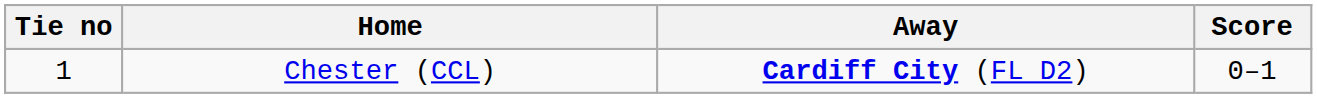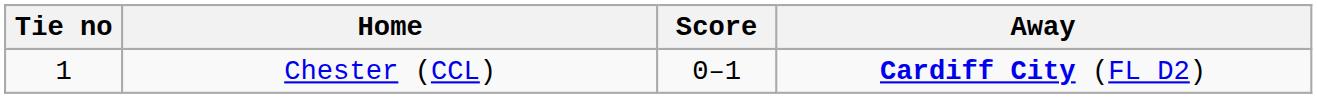columns swapped: (1252, 27) <-> (926, 27)
